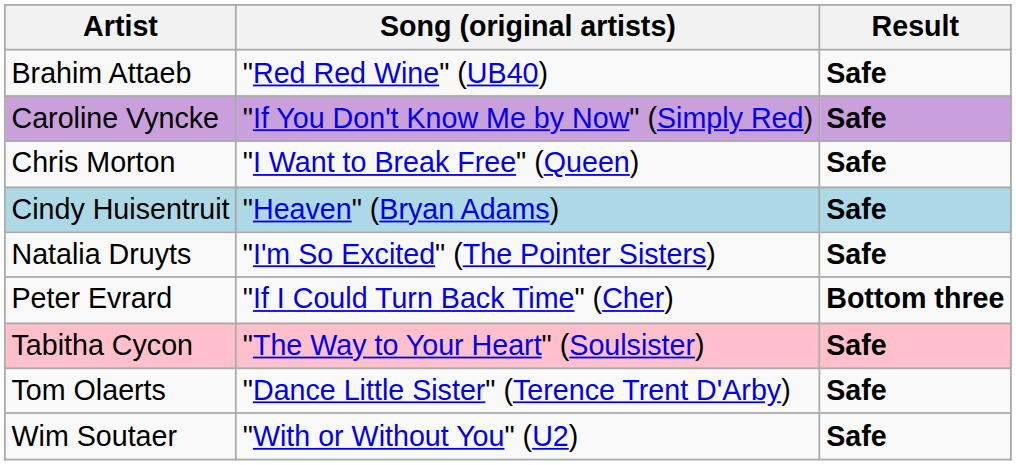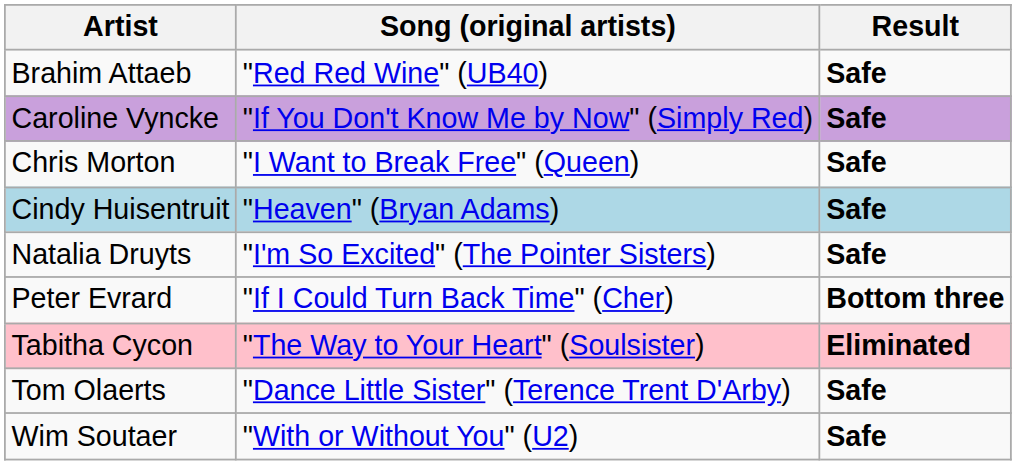(856, 345) Safe -> (899, 345) Eliminated
